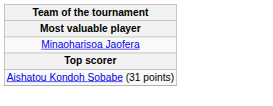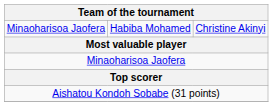+ row: (150, 28)
